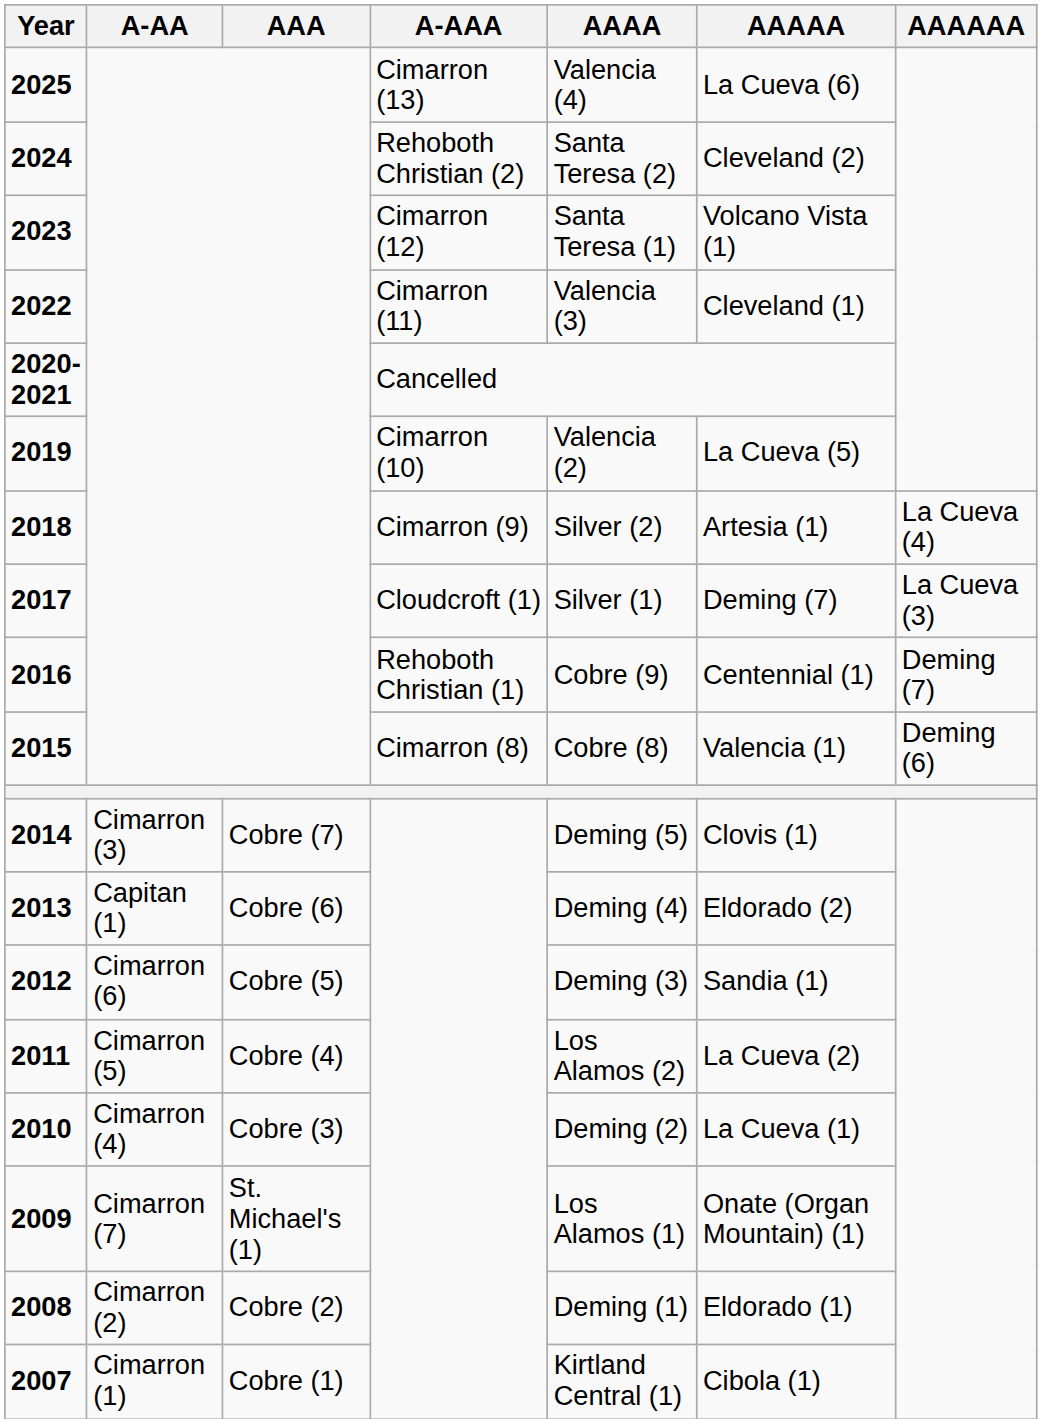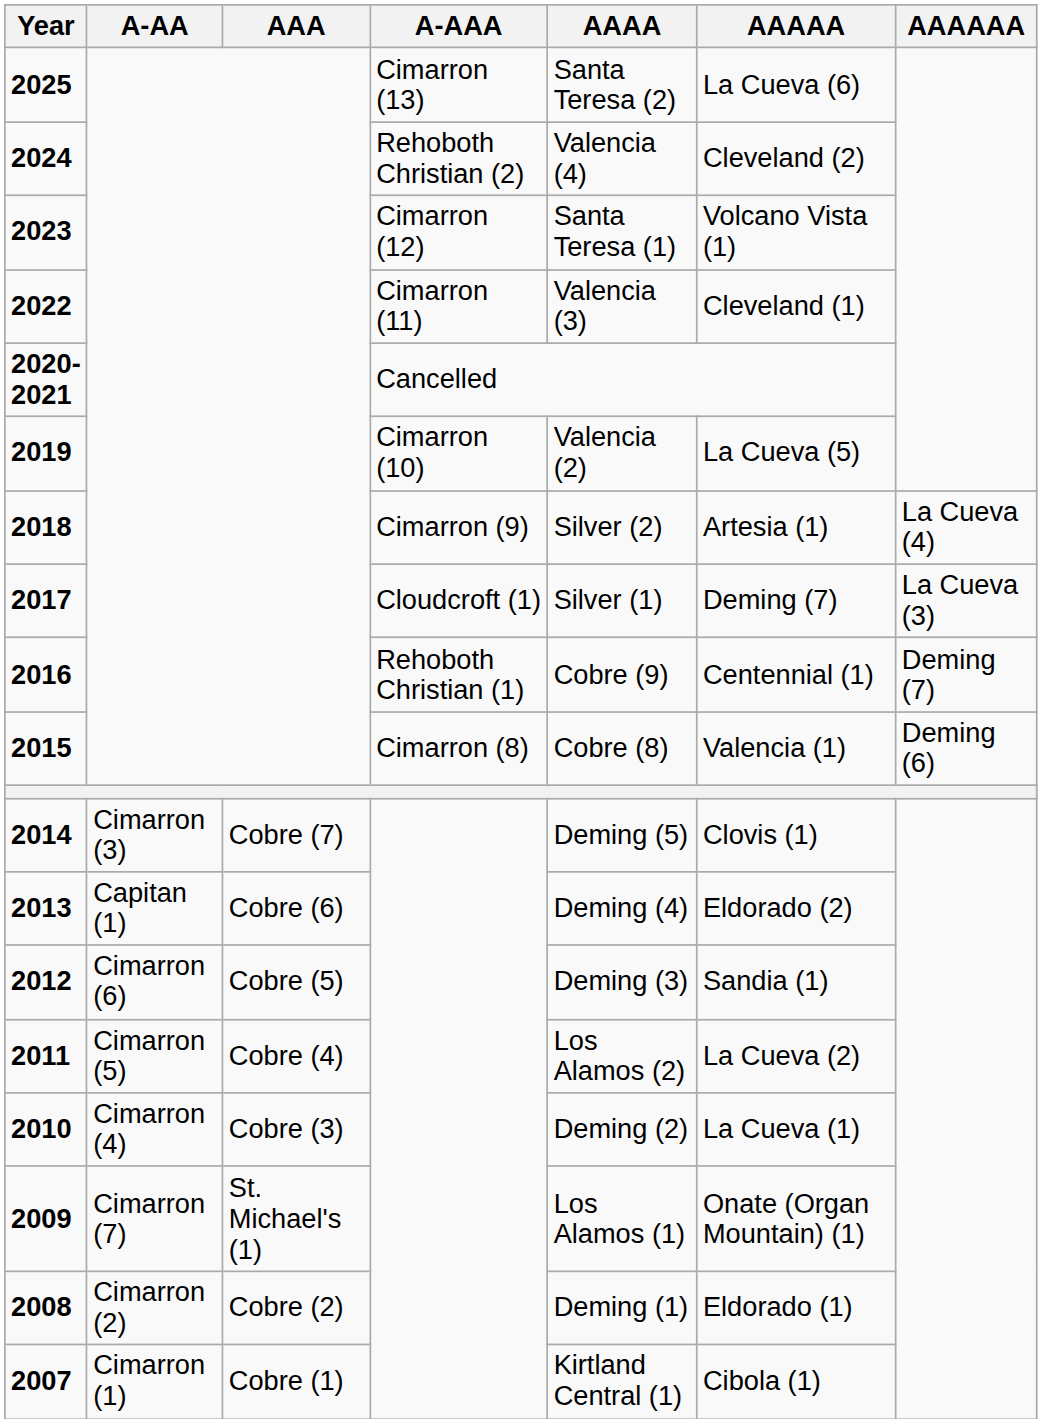(605, 84) Valencia (4) -> (615, 84) Santa Teresa (2)
(615, 158) Santa Teresa (2) -> (605, 158) Valencia (4)
